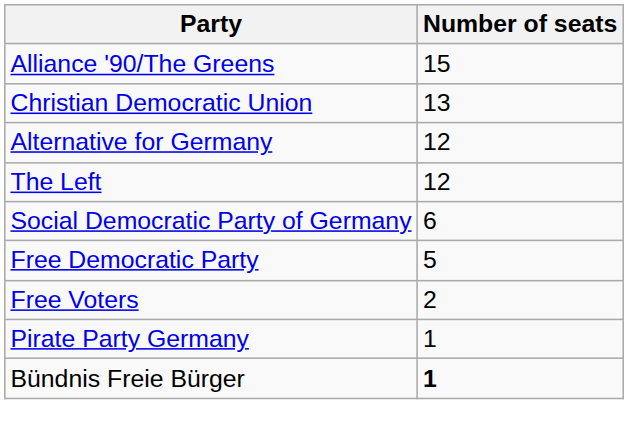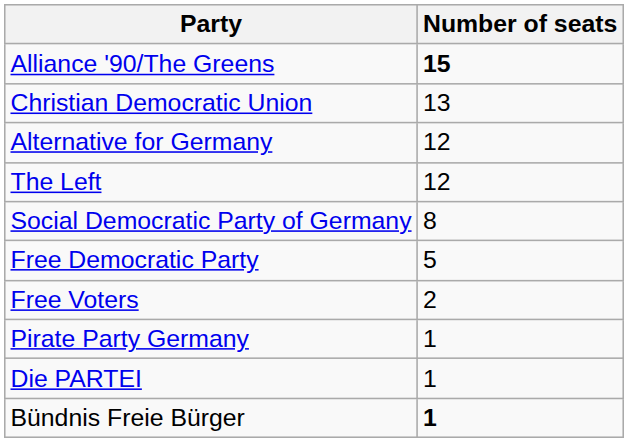(437, 63) normal -> (437, 63) bold
(430, 220) 6 -> (430, 220) 8
+ row: (76, 378)
